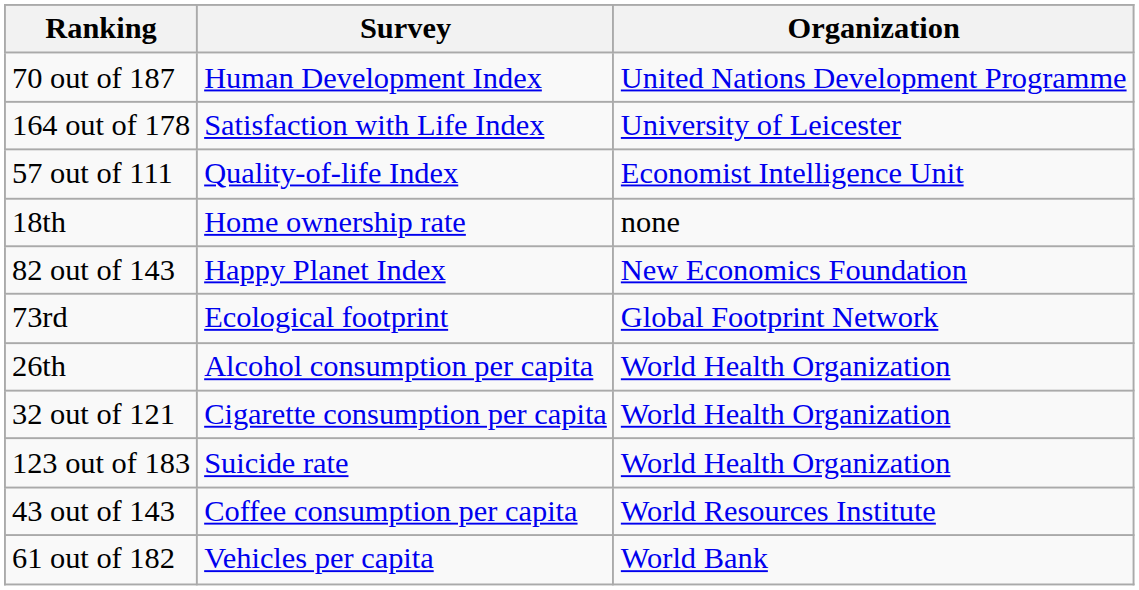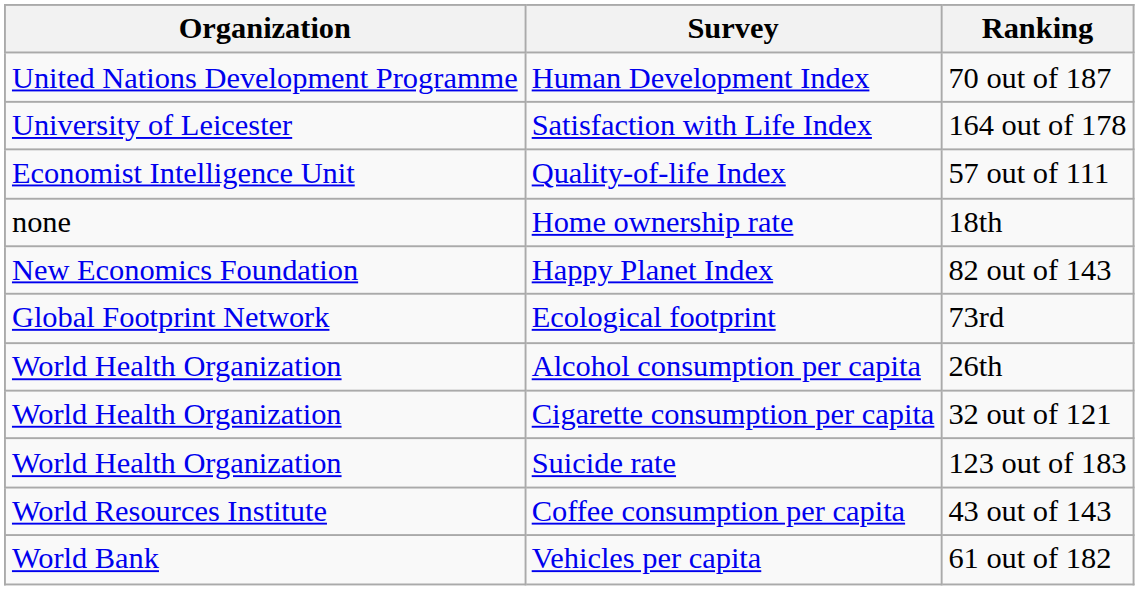columns swapped: (874, 28) <-> (101, 28)
